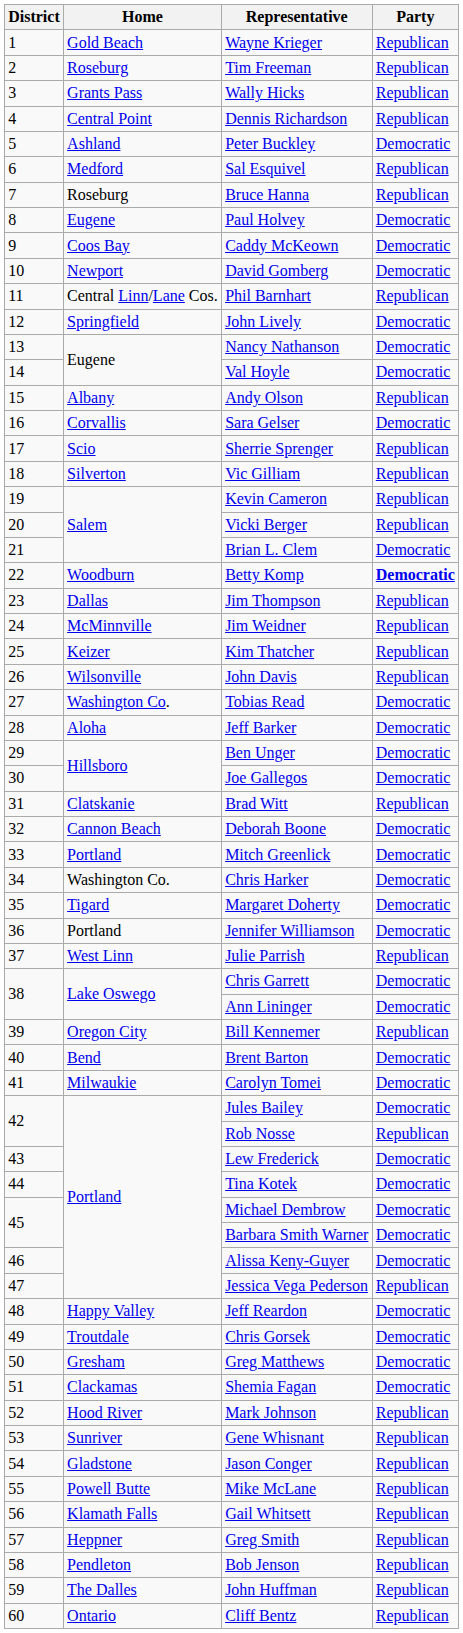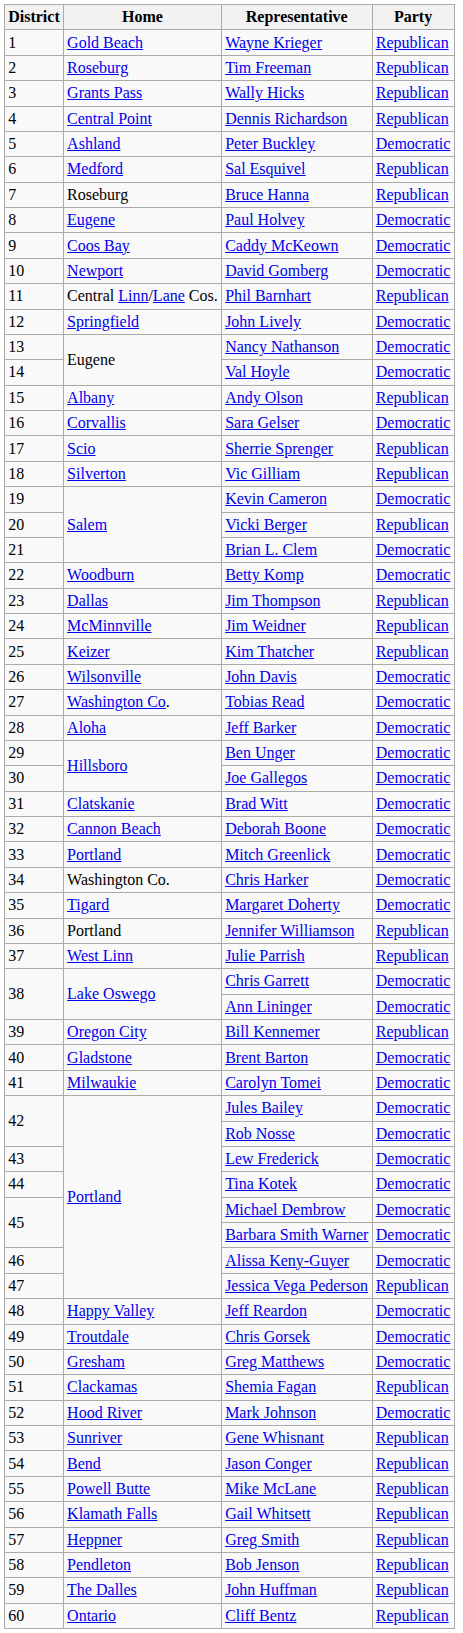(412, 499) Republican -> (413, 499) Democratic
(415, 575) bold -> (413, 575) normal
(412, 676) Republican -> (413, 676) Democratic
(412, 803) Republican -> (413, 803) Democratic
(413, 930) Democratic -> (412, 930) Republican
(84, 1057) Bend -> (100, 1057) Gladstone
(412, 1133) Republican -> (413, 1133) Democratic
(413, 1387) Democratic -> (412, 1387) Republican
(412, 1412) Republican -> (413, 1412) Democratic
(100, 1463) Gladstone -> (84, 1463) Bend
